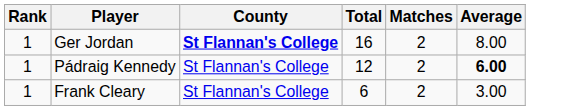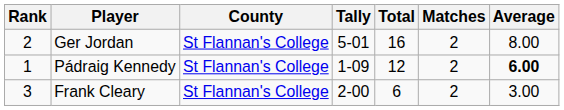+ column: (353, 17)
(28, 42) 1 -> (28, 42) 2
(261, 42) bold -> (256, 42) normal
(28, 92) 1 -> (28, 92) 3
